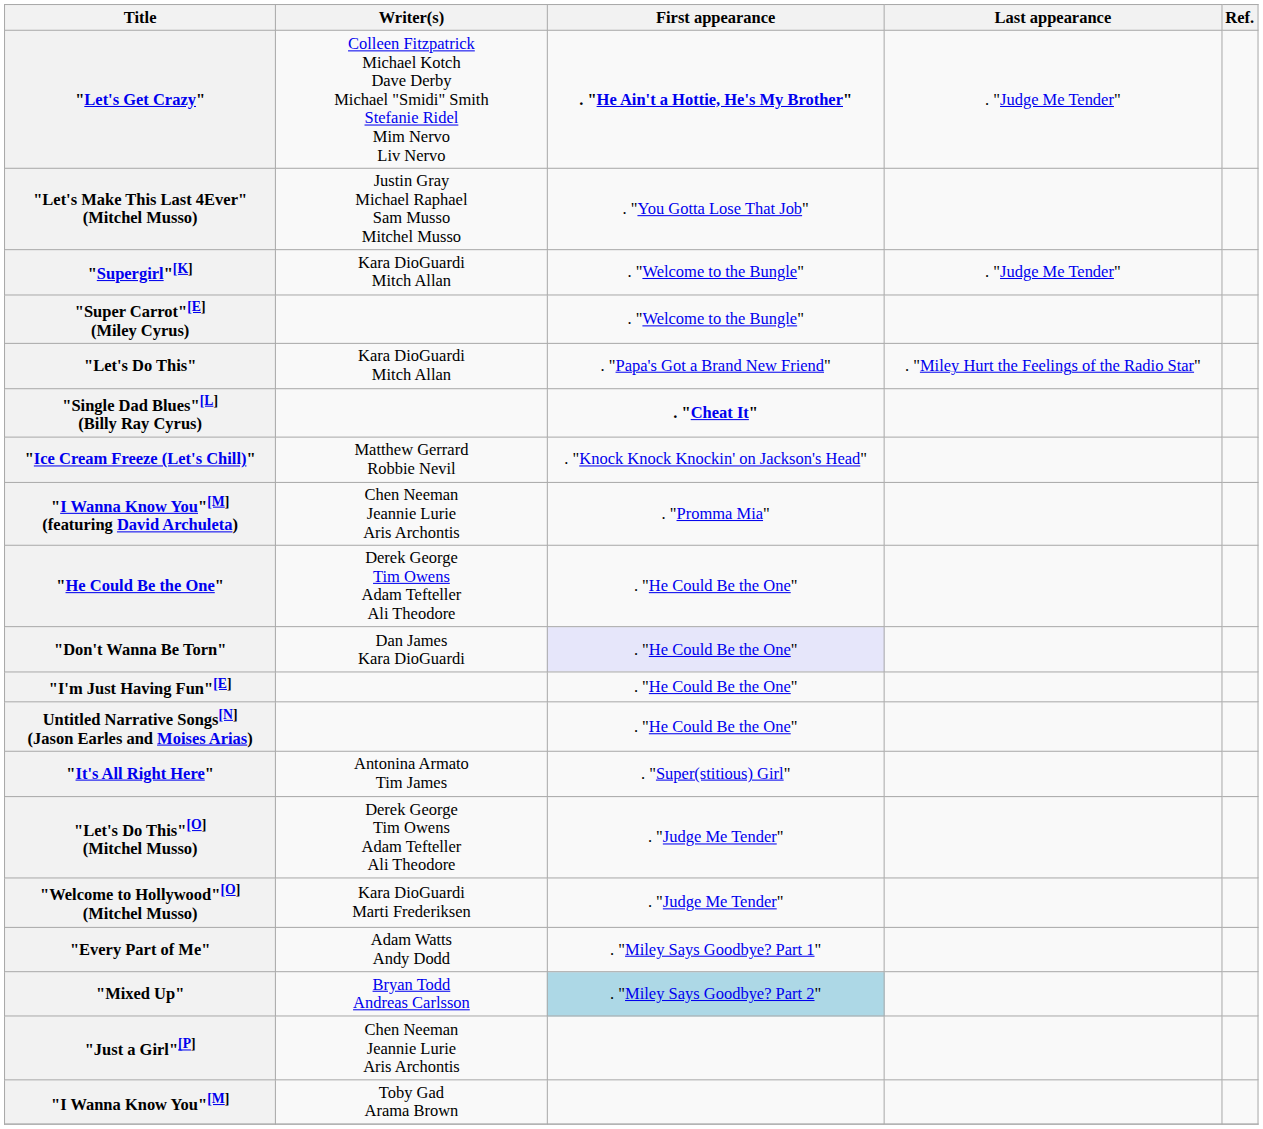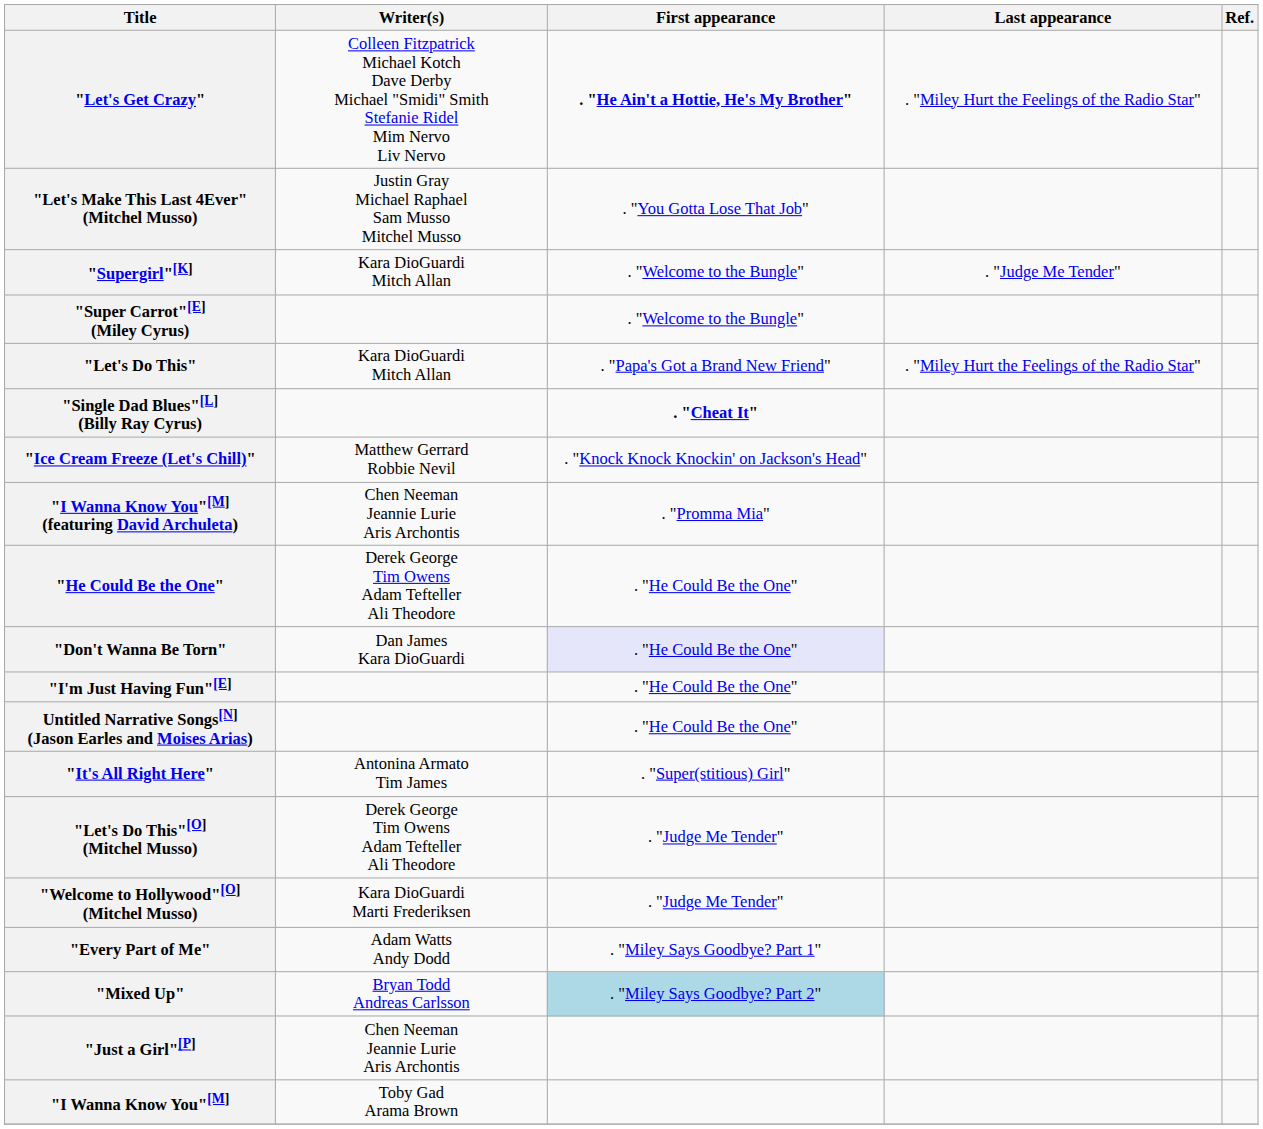(1053, 99) . "Judge Me Tender" -> (1053, 99) . "Miley Hurt the Feelings of the Radio Star"
